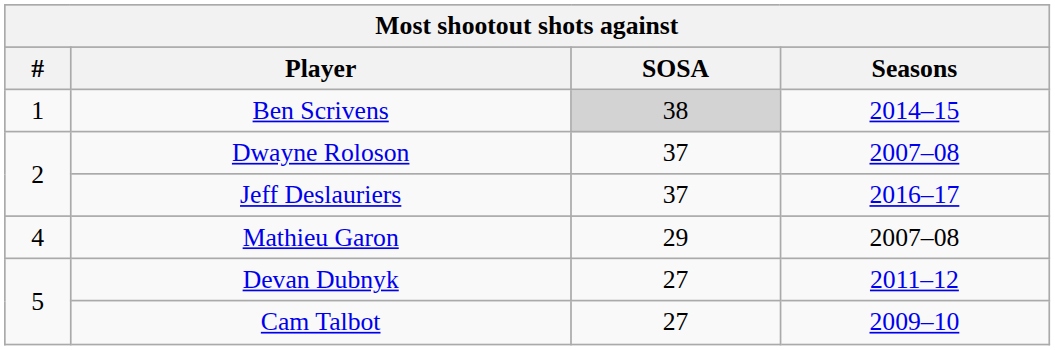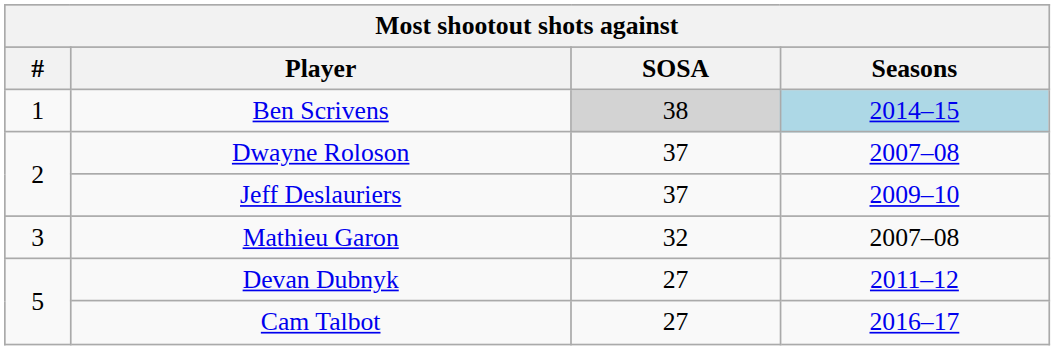(914, 110) no background -> (914, 110) lightblue background
(914, 195) 2016–17 -> (914, 195) 2009–10
(38, 237) 4 -> (38, 237) 3
(675, 237) 29 -> (675, 237) 32
(914, 322) 2009–10 -> (914, 322) 2016–17
